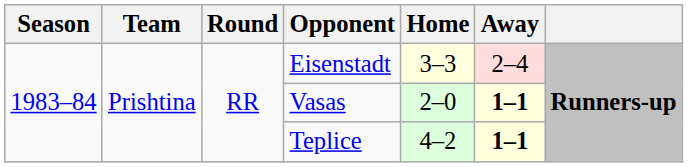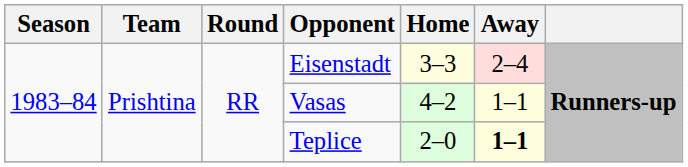(438, 102) 2–0 -> (438, 102) 4–2
(510, 102) bold -> (510, 102) normal
(438, 141) 4–2 -> (438, 141) 2–0
